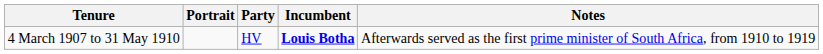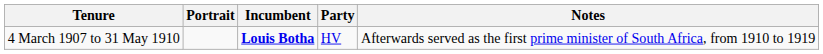columns swapped: (318, 15) <-> (258, 15)
